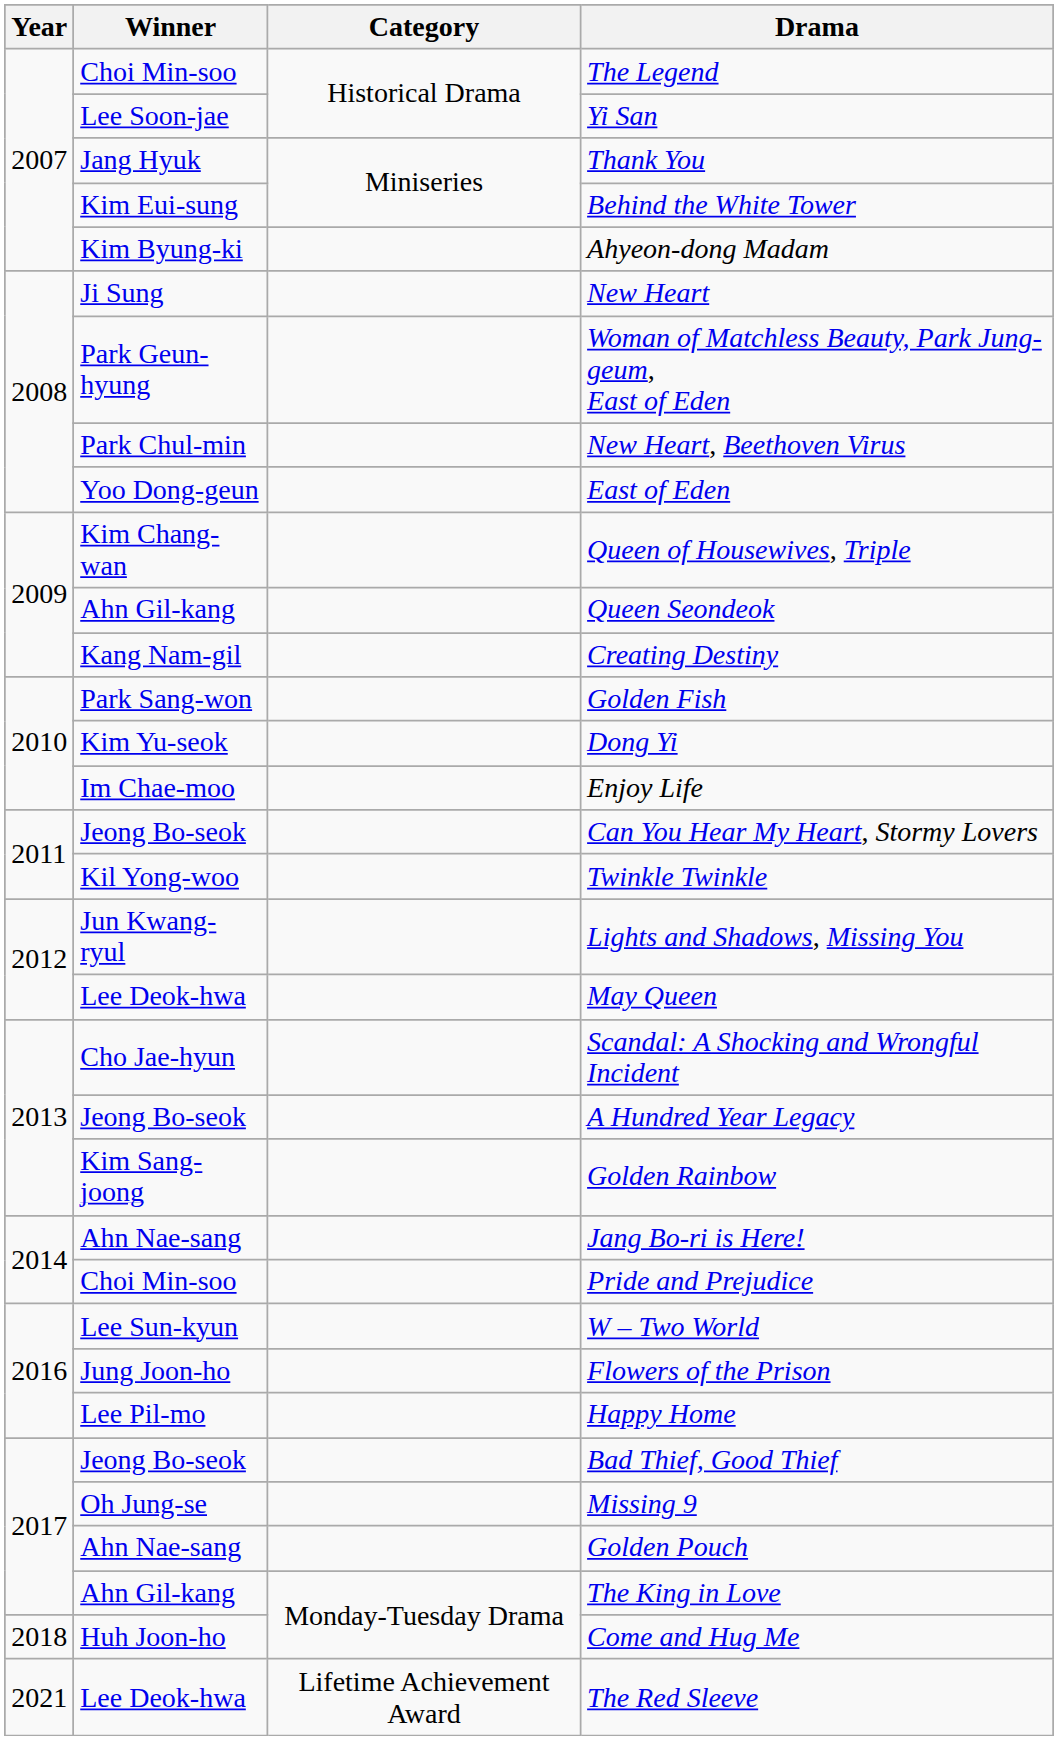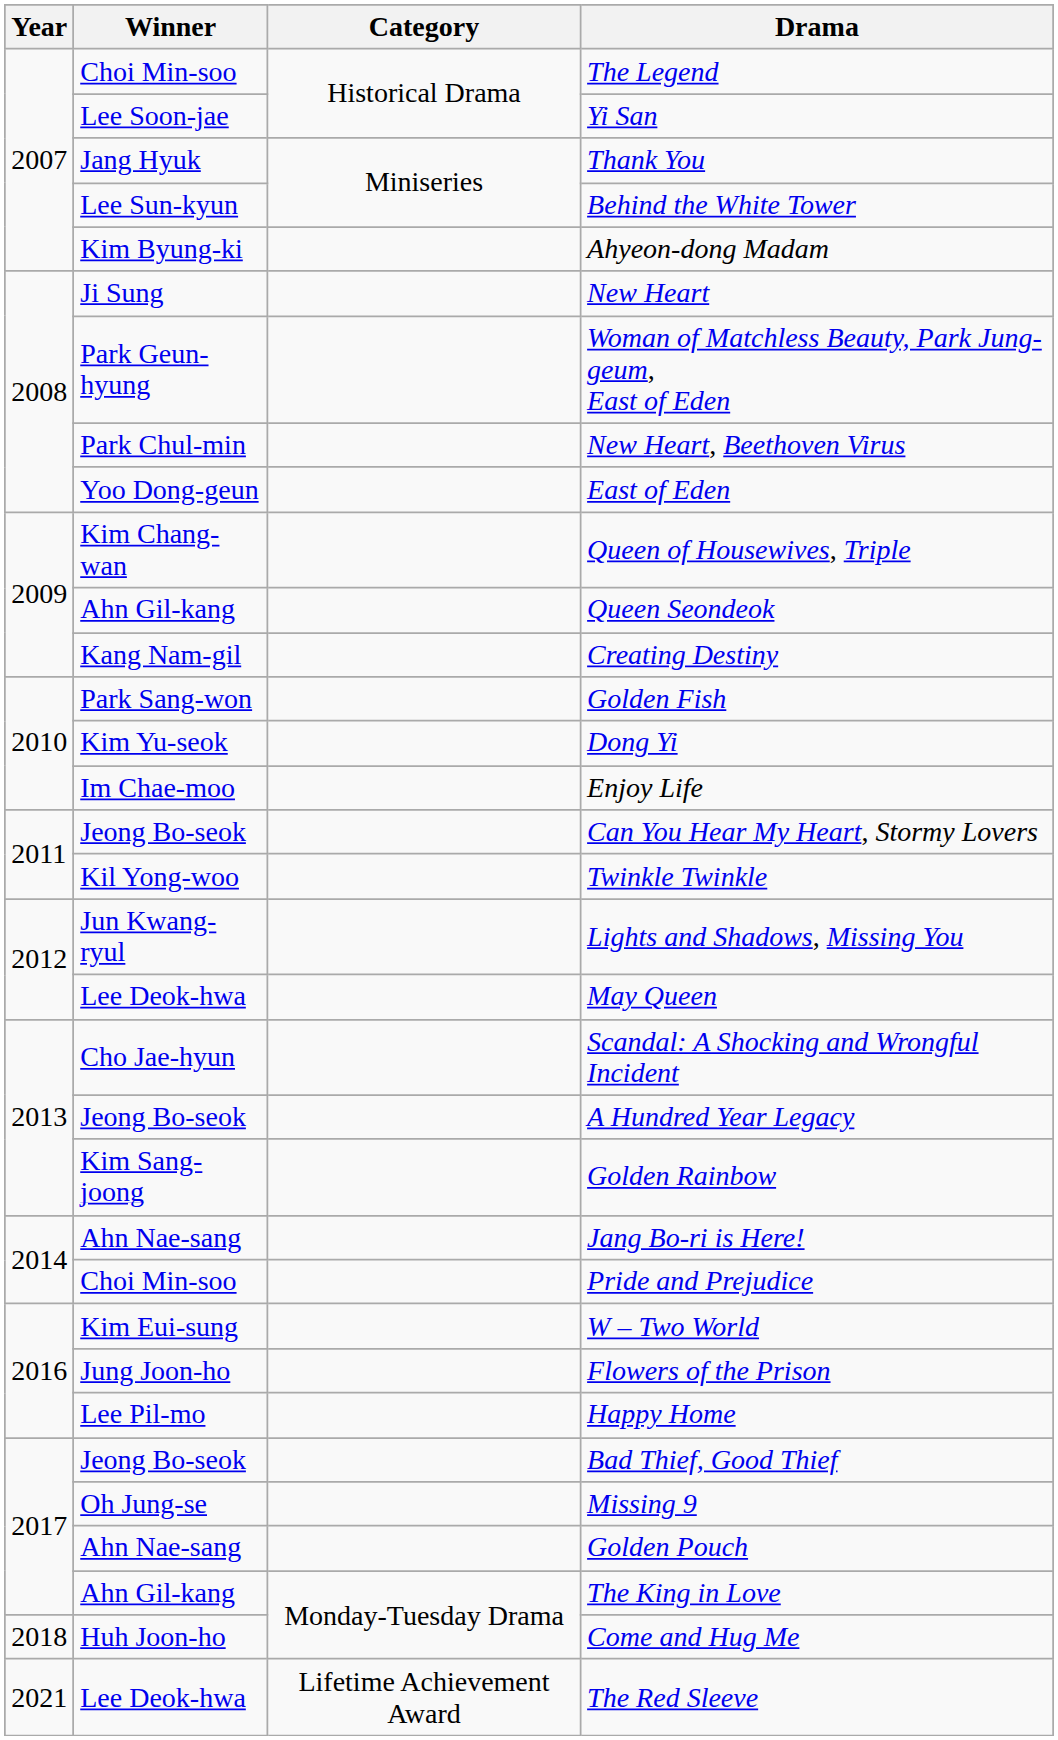(159, 204) Kim Eui-sung -> (159, 204) Lee Sun-kyun
(159, 1325) Lee Sun-kyun -> (159, 1325) Kim Eui-sung
